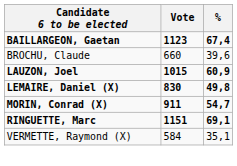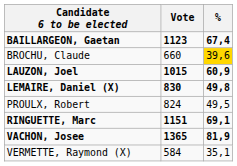(218, 56) no background -> (218, 56) gold background
- row: (57, 104)
+ row: (48, 104)
+ row: (45, 137)
